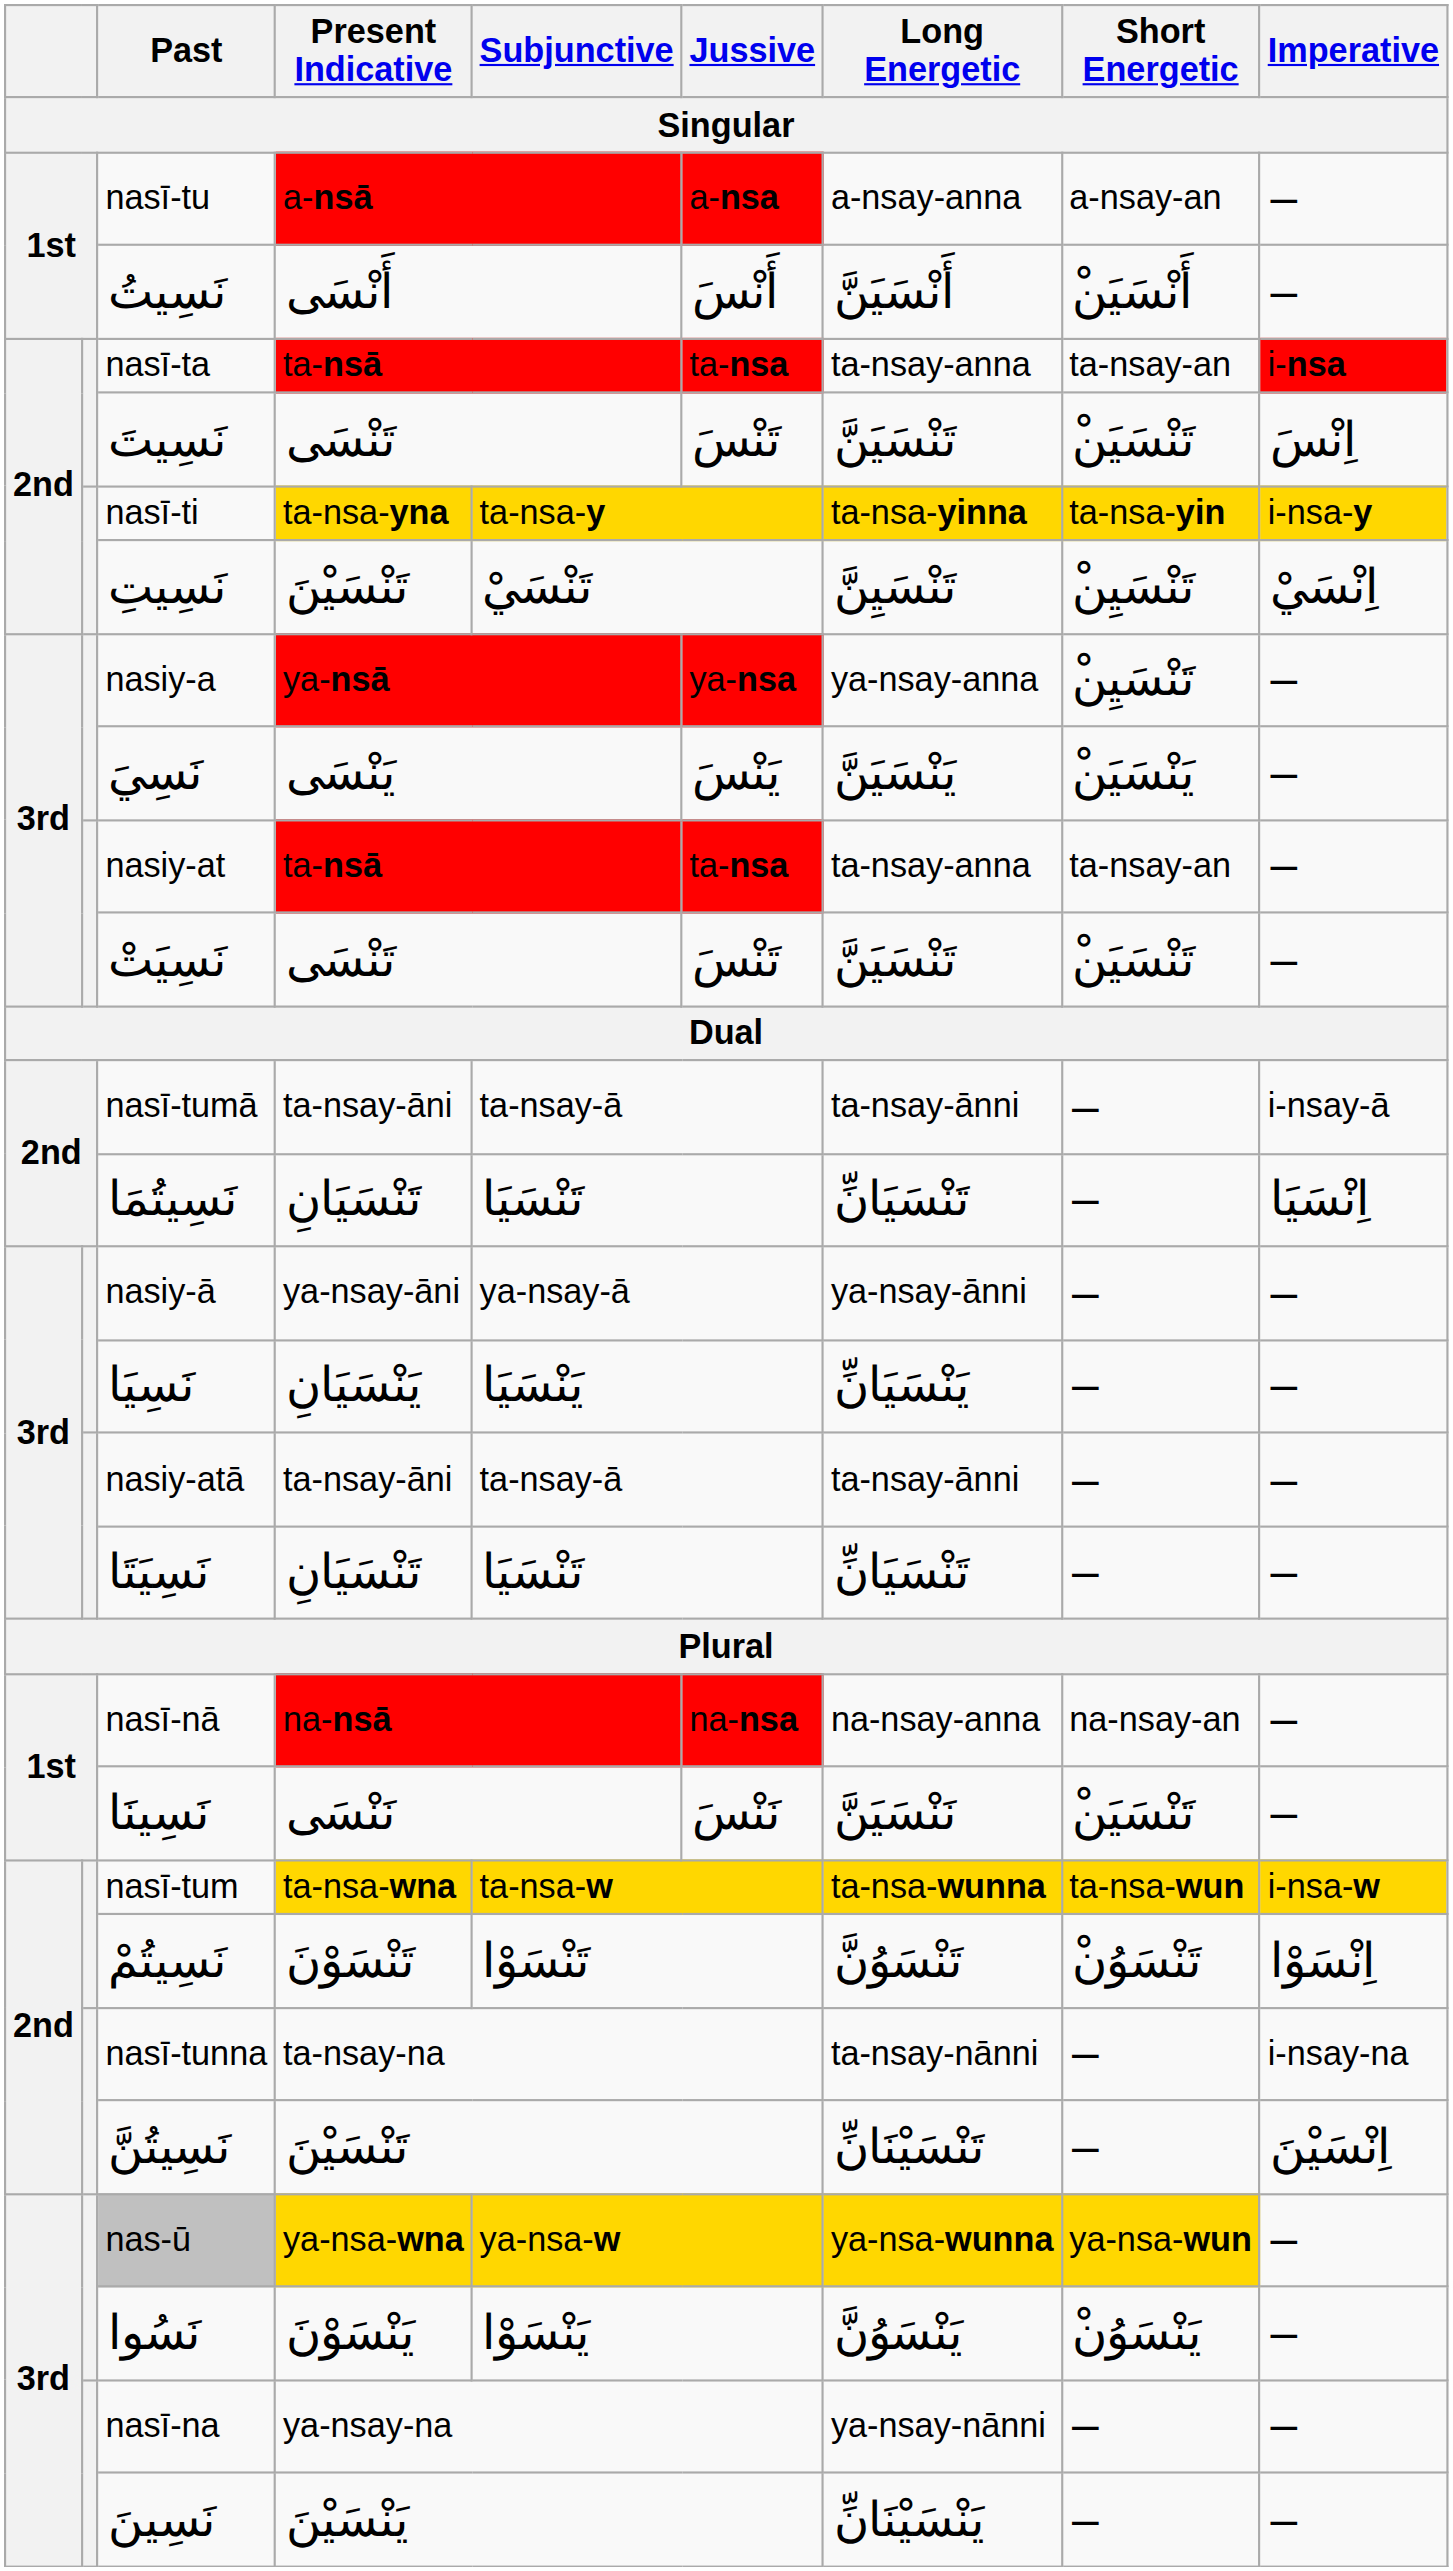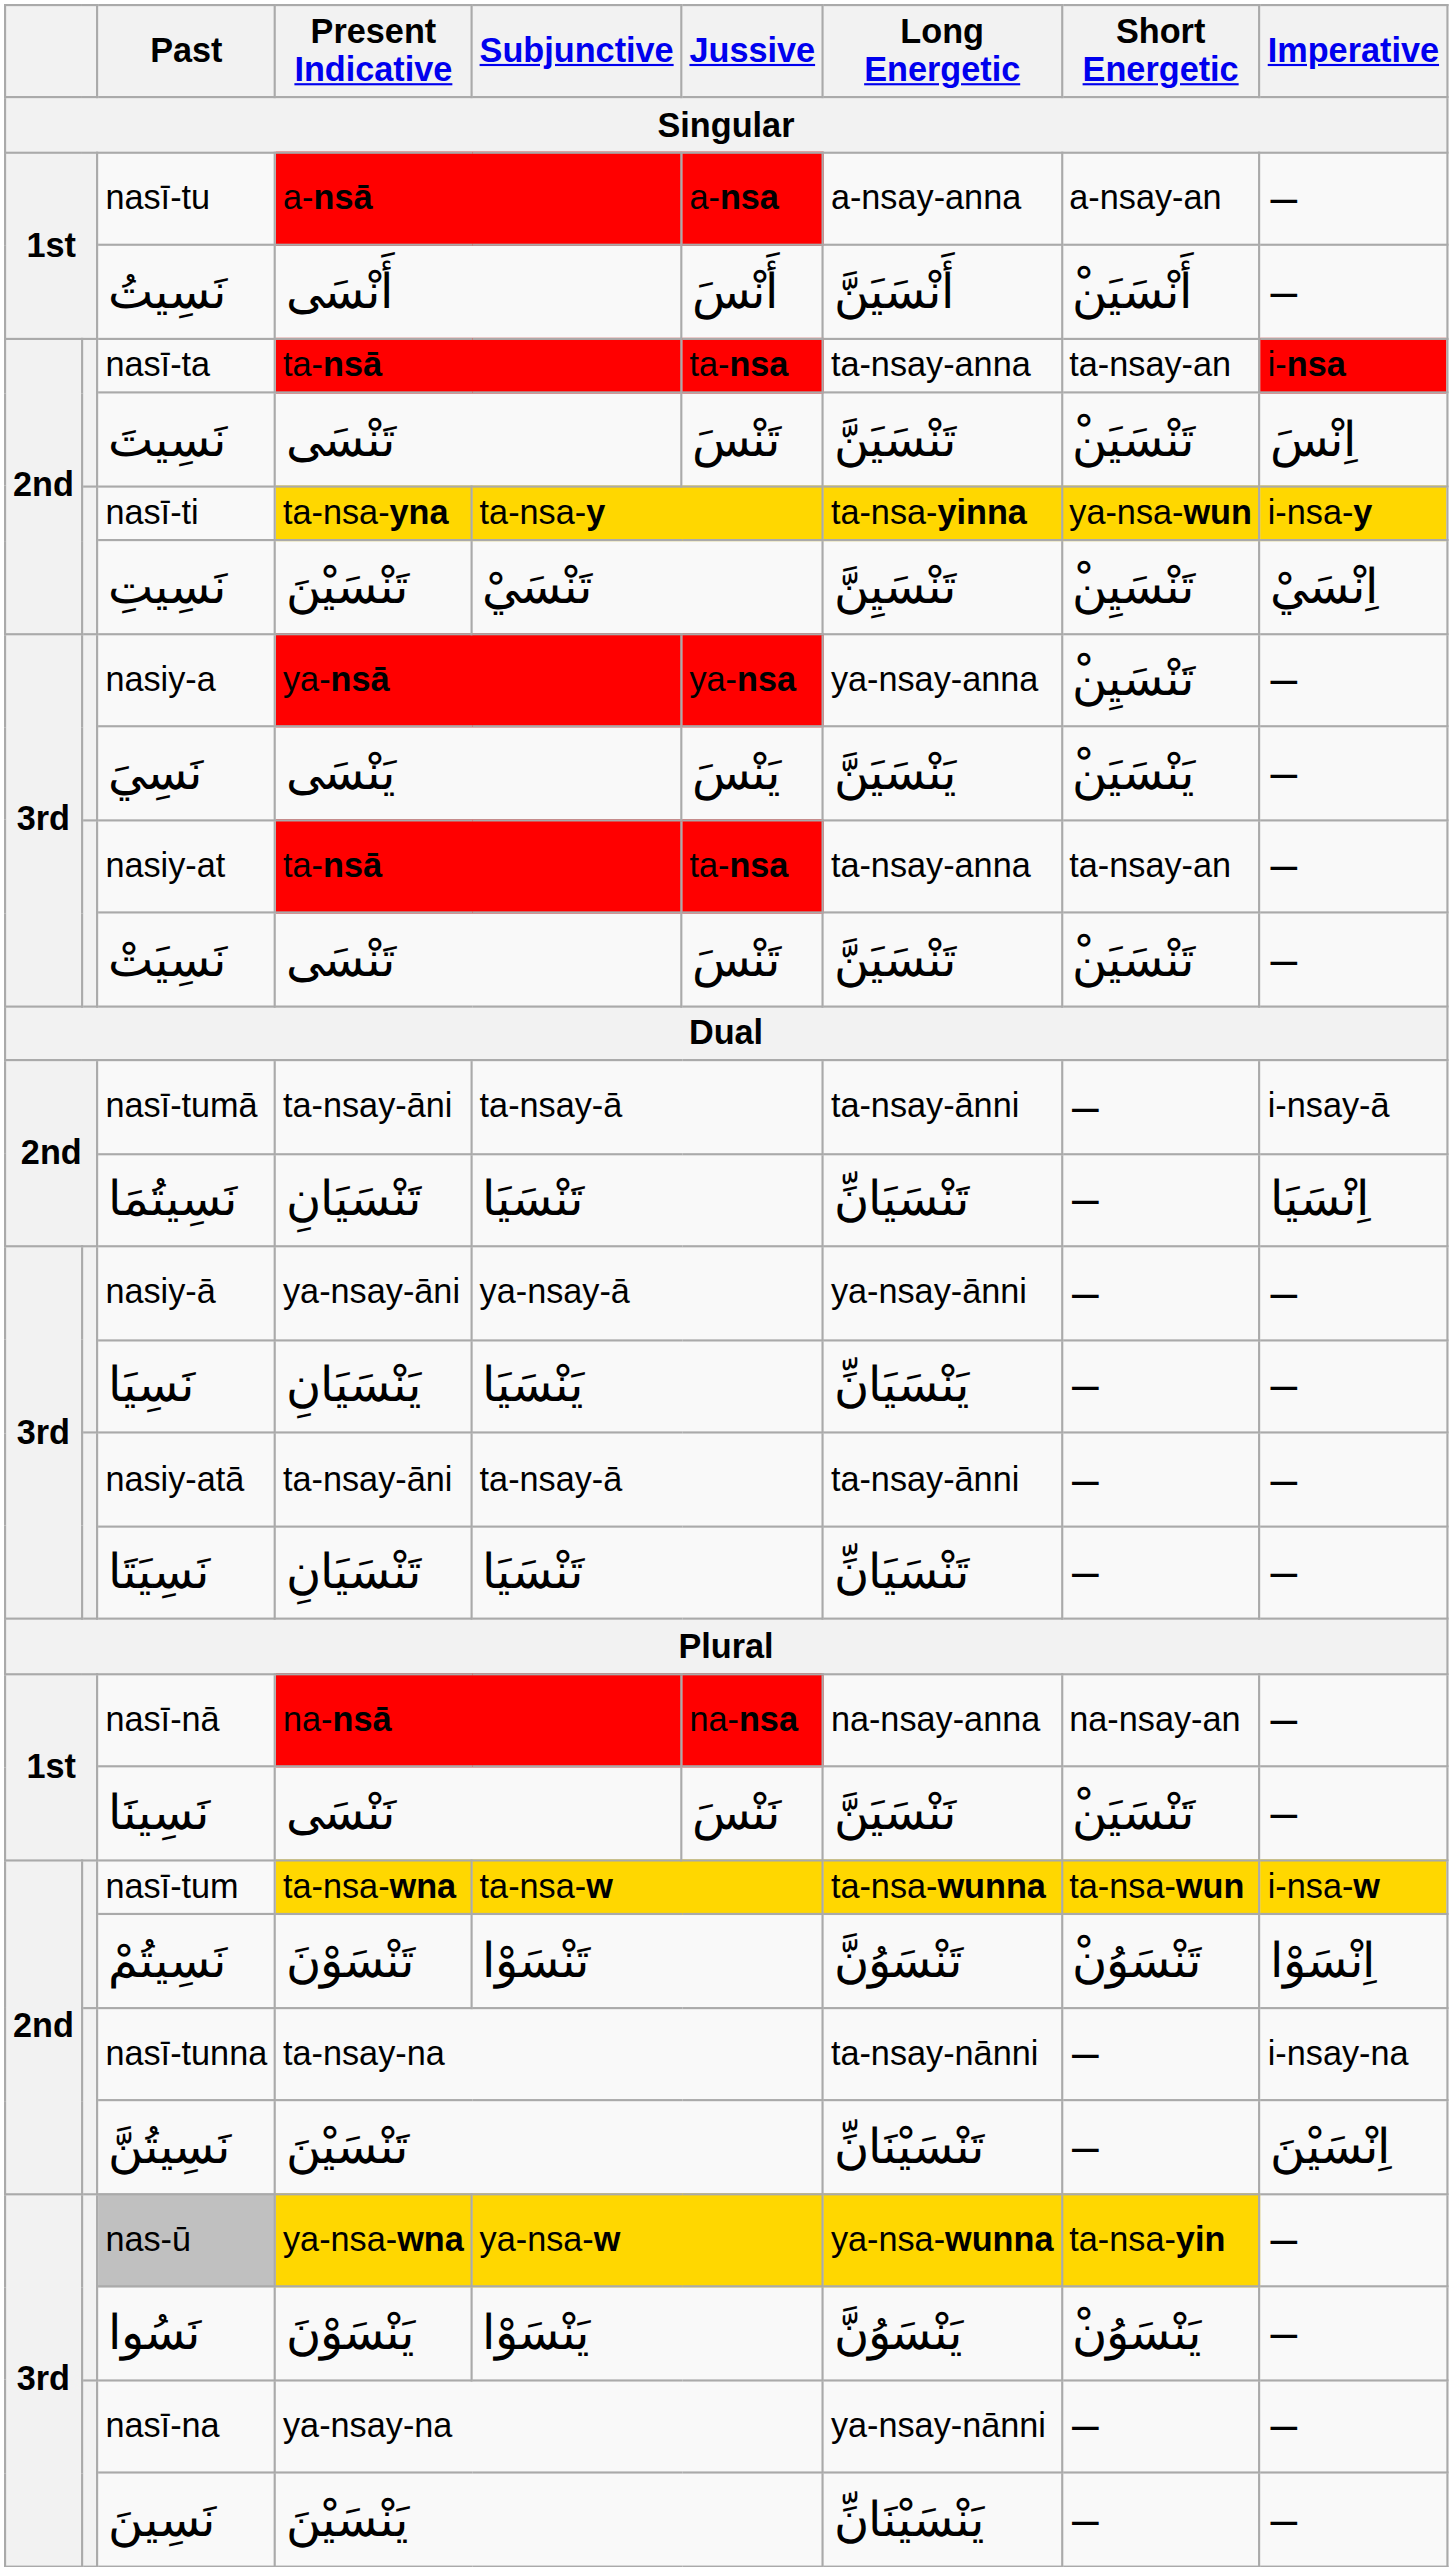(1147, 512) ta-nsa-yin -> (1161, 512) ya-nsa-wun
(1161, 2239) ya-nsa-wun -> (1147, 2239) ta-nsa-yin
